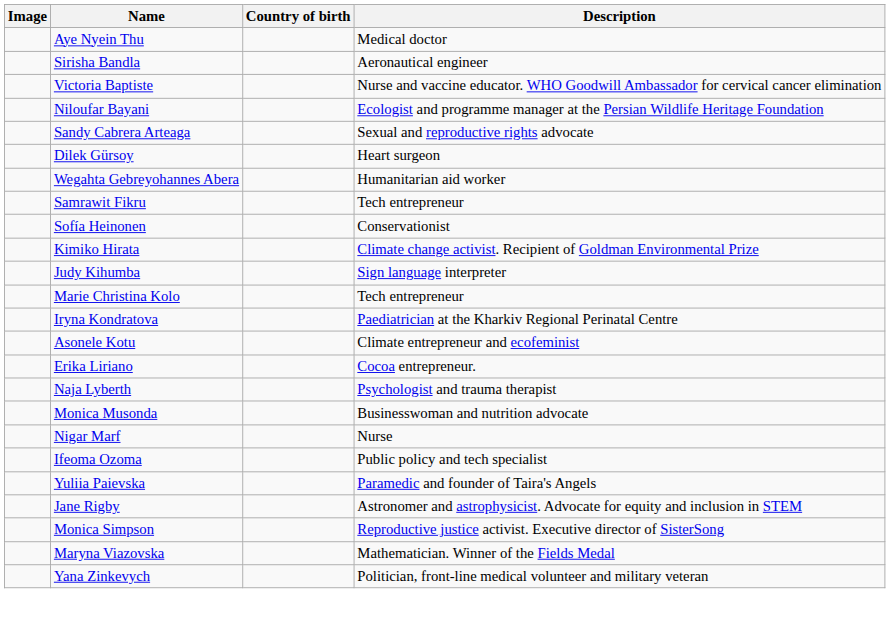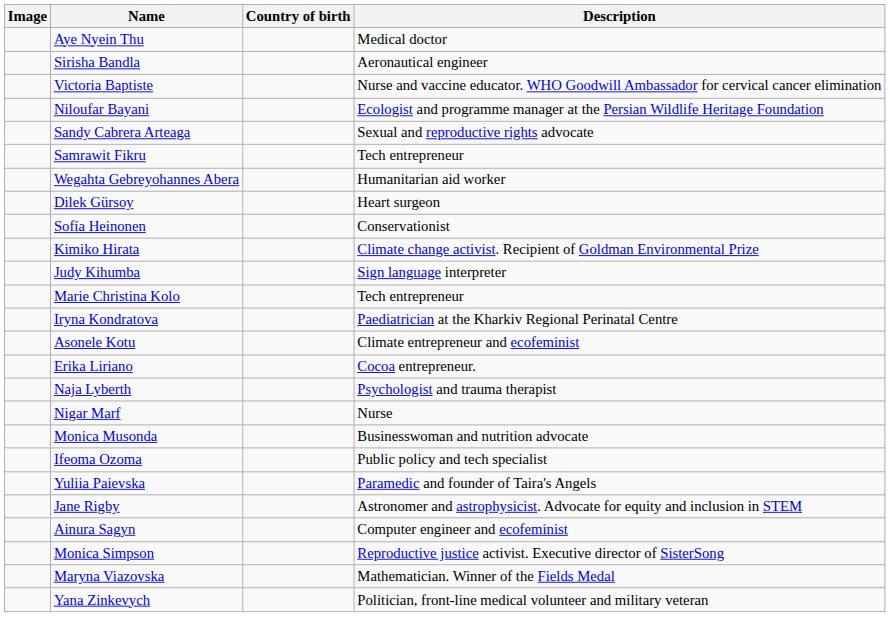rows swapped: (100, 202) <-> (94, 156)
rows swapped: (87, 436) <-> (106, 413)
+ row: (95, 529)
